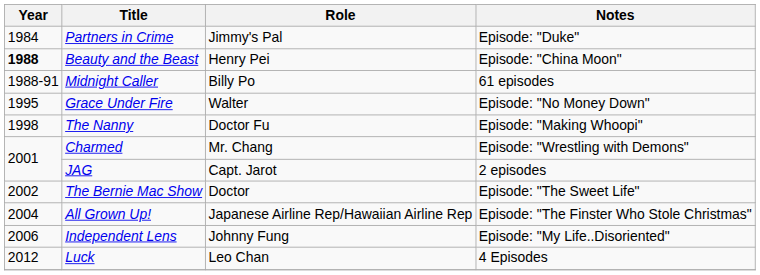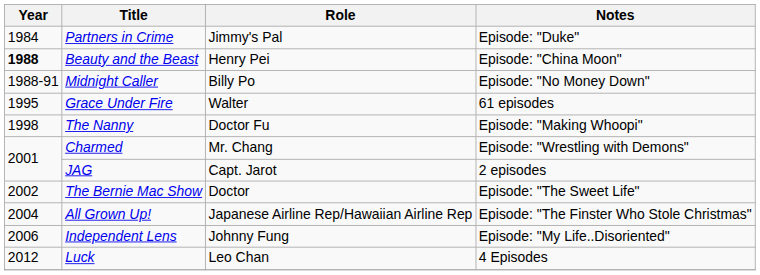(516, 81) 61 episodes -> (564, 81) Episode: "No Money Down"
(564, 103) Episode: "No Money Down" -> (516, 103) 61 episodes
